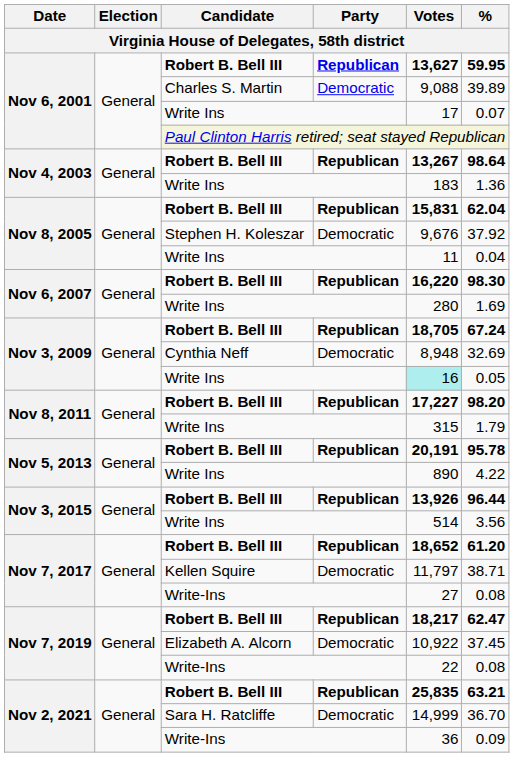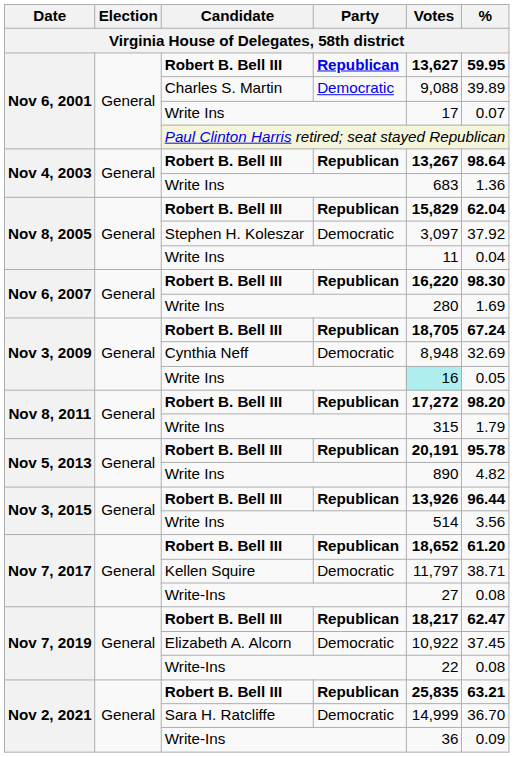(446, 185) 183 -> (446, 185) 683
(435, 209) 15,831 -> (435, 209) 15,829
(439, 233) 9,676 -> (439, 233) 3,097
(435, 402) 17,227 -> (435, 402) 17,272
(490, 474) 4.22 -> (490, 474) 4.82
